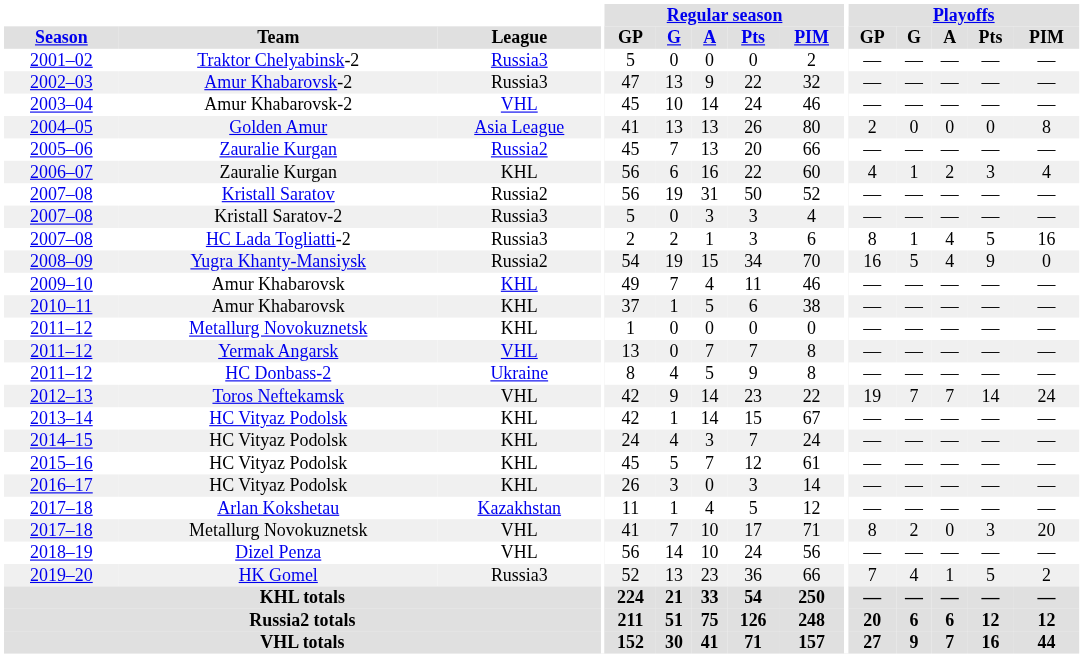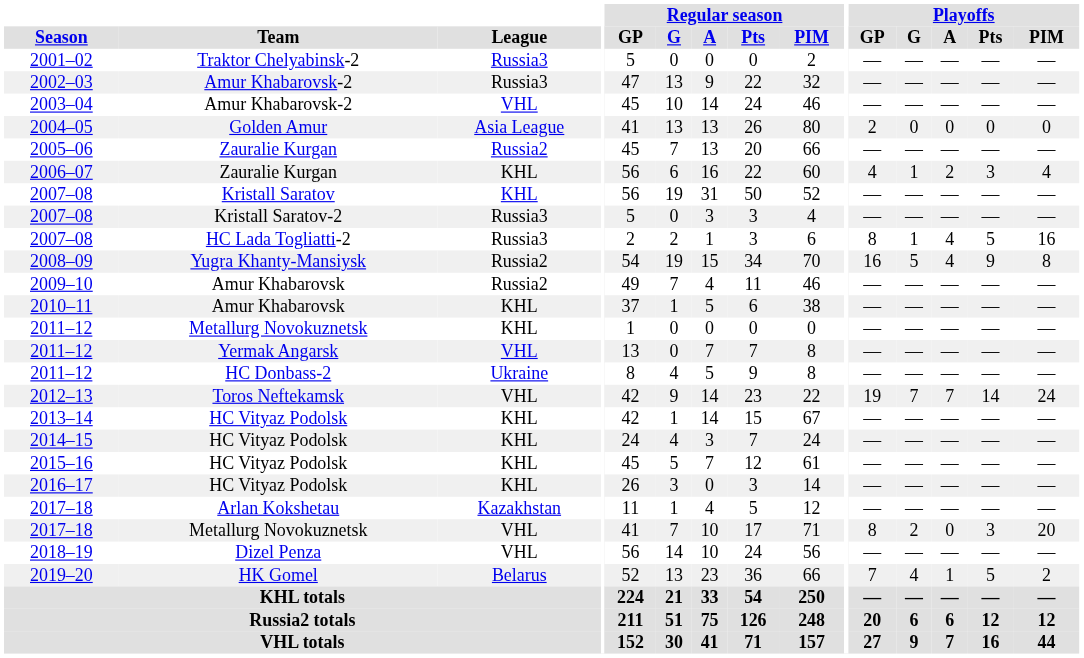(1046, 127) 8 -> (1046, 127) 0
(519, 194) Russia2 -> (519, 194) KHL
(1046, 261) 0 -> (1046, 261) 8
(519, 283) KHL -> (519, 283) Russia2
(519, 575) Russia3 -> (519, 575) Belarus
